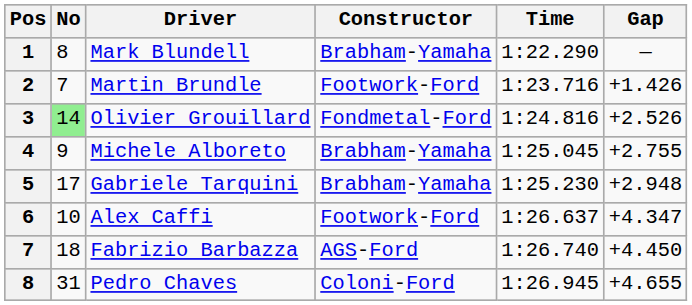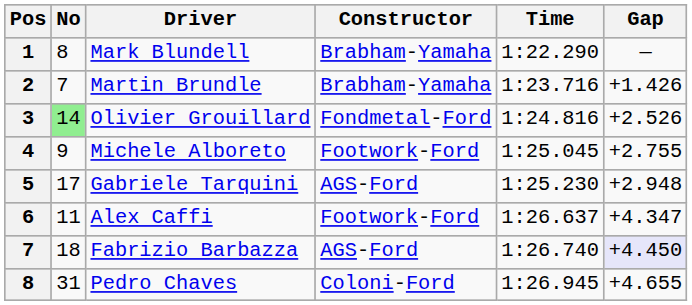(400, 87) Footwork-Ford -> (406, 87) Brabham-Yamaha
(406, 153) Brabham-Yamaha -> (400, 153) Footwork-Ford
(406, 186) Brabham-Yamaha -> (369, 186) AGS-Ford
(68, 219) 10 -> (68, 219) 11
(646, 252) no background -> (646, 252) lavender background
